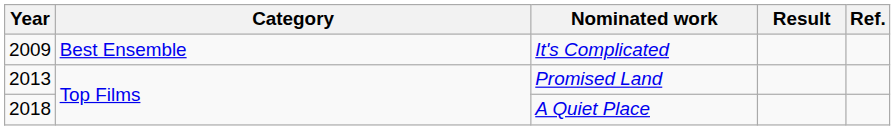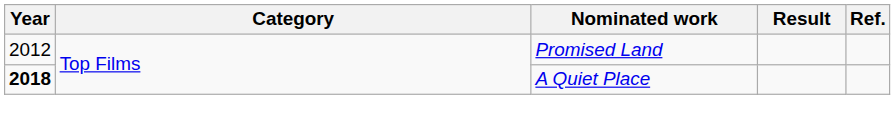- row: (602, 49)
(30, 79) 2013 -> (30, 49) 2012
(30, 109) normal -> (30, 79) bold
